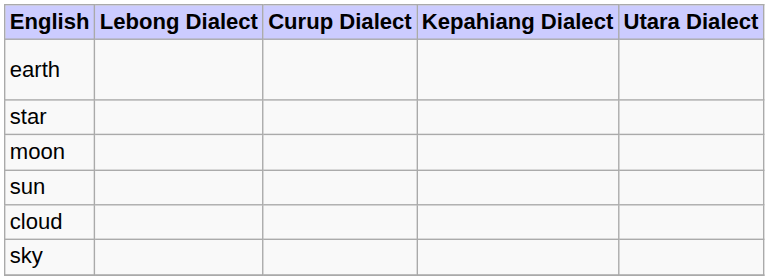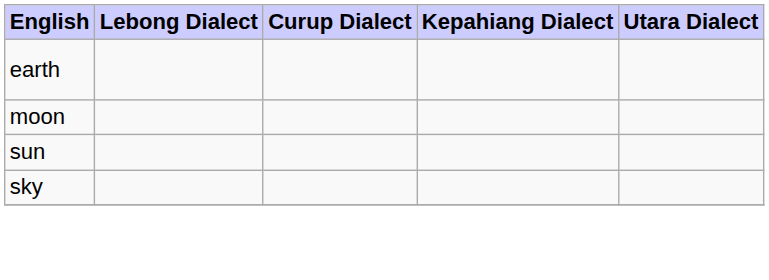- row: (28, 116)
- row: (36, 221)
